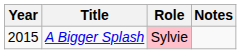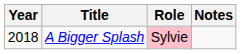(23, 37) 2015 -> (23, 37) 2018
